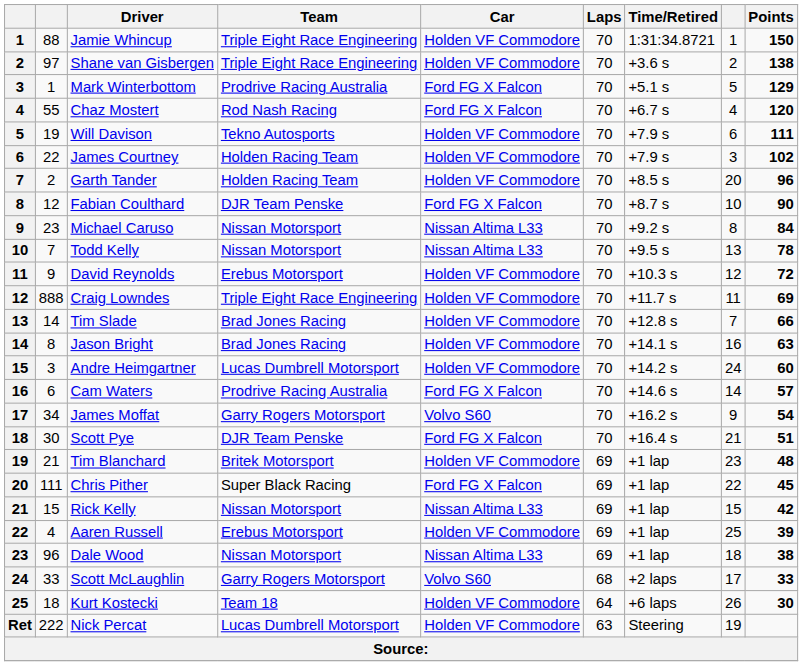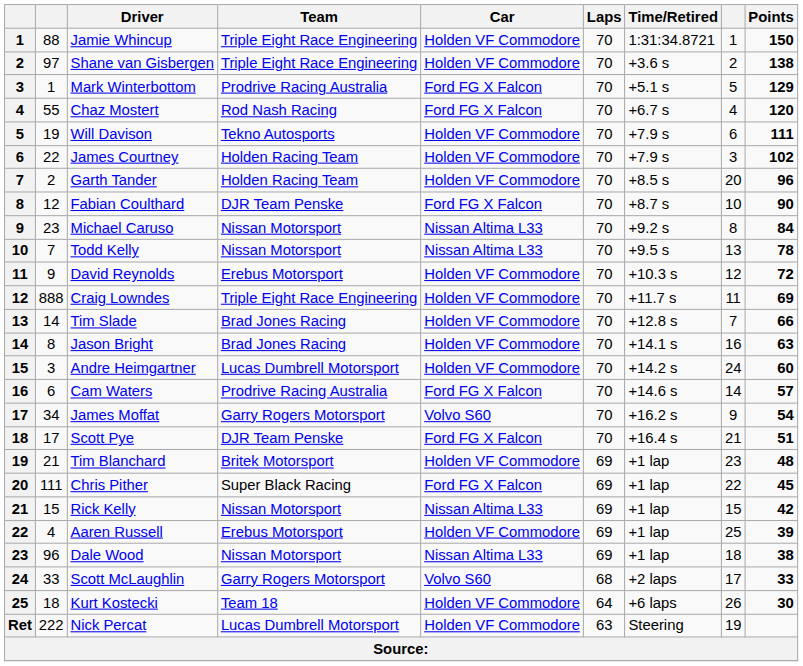(51, 438) 30 -> (51, 438) 17
